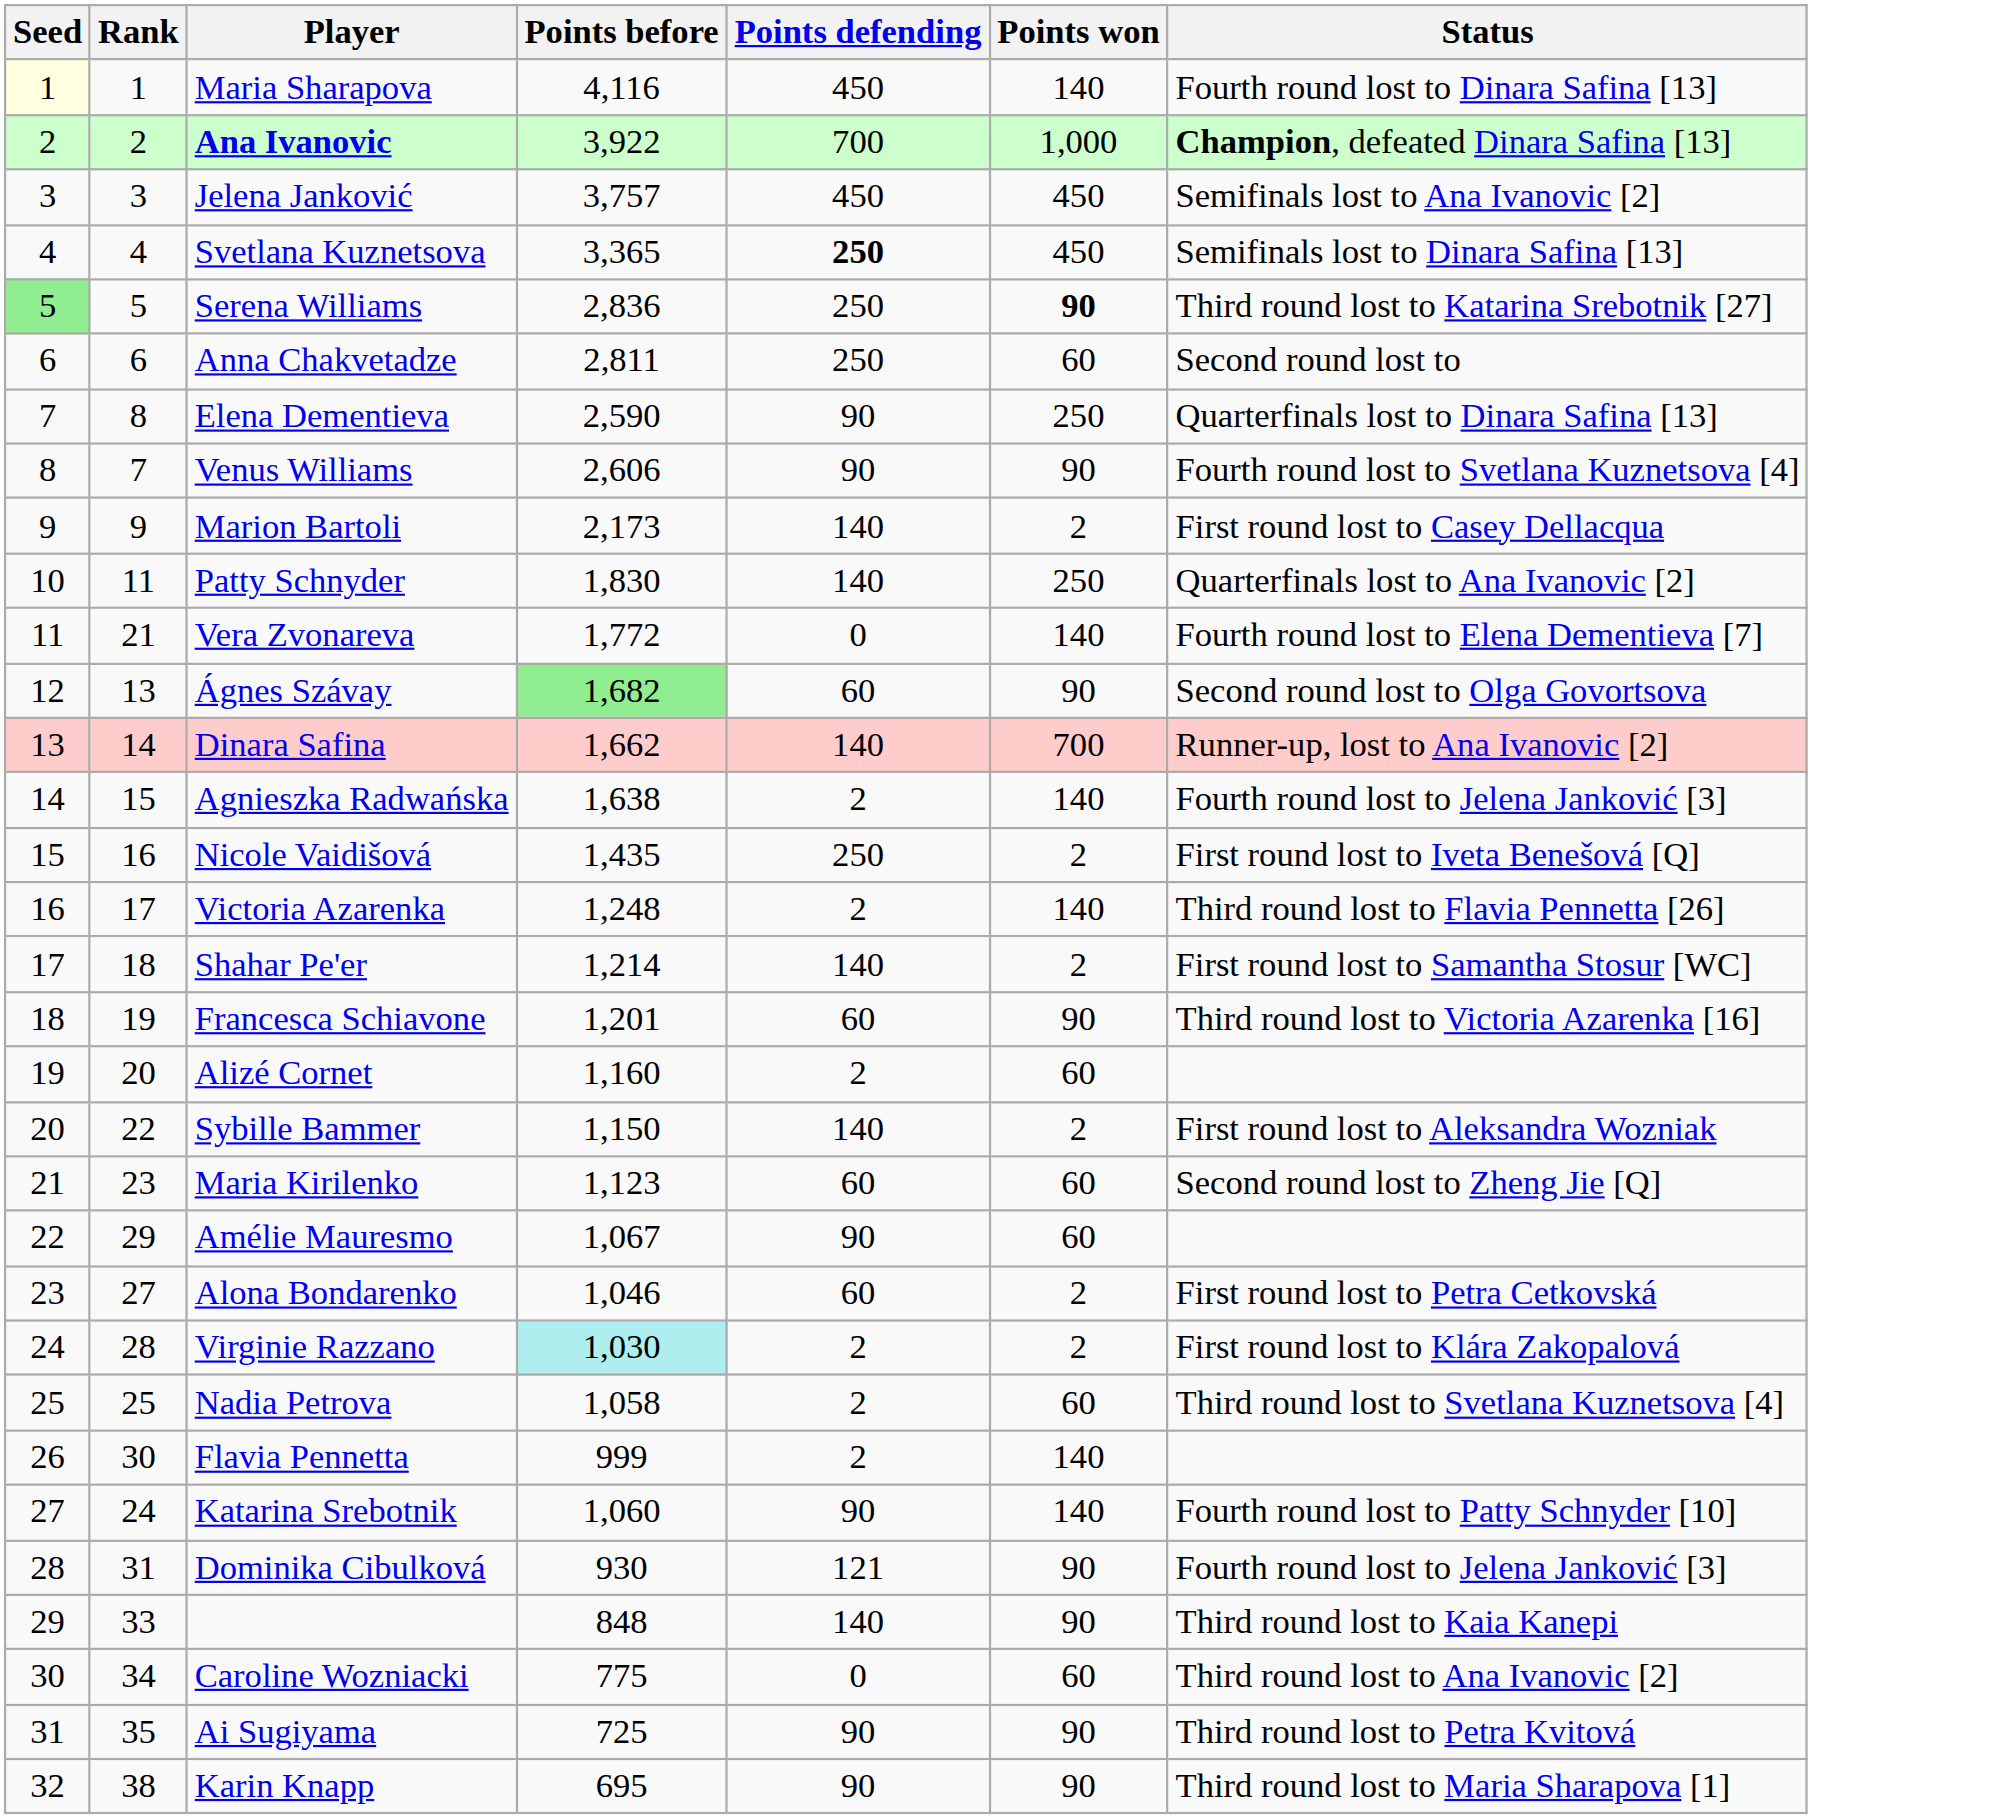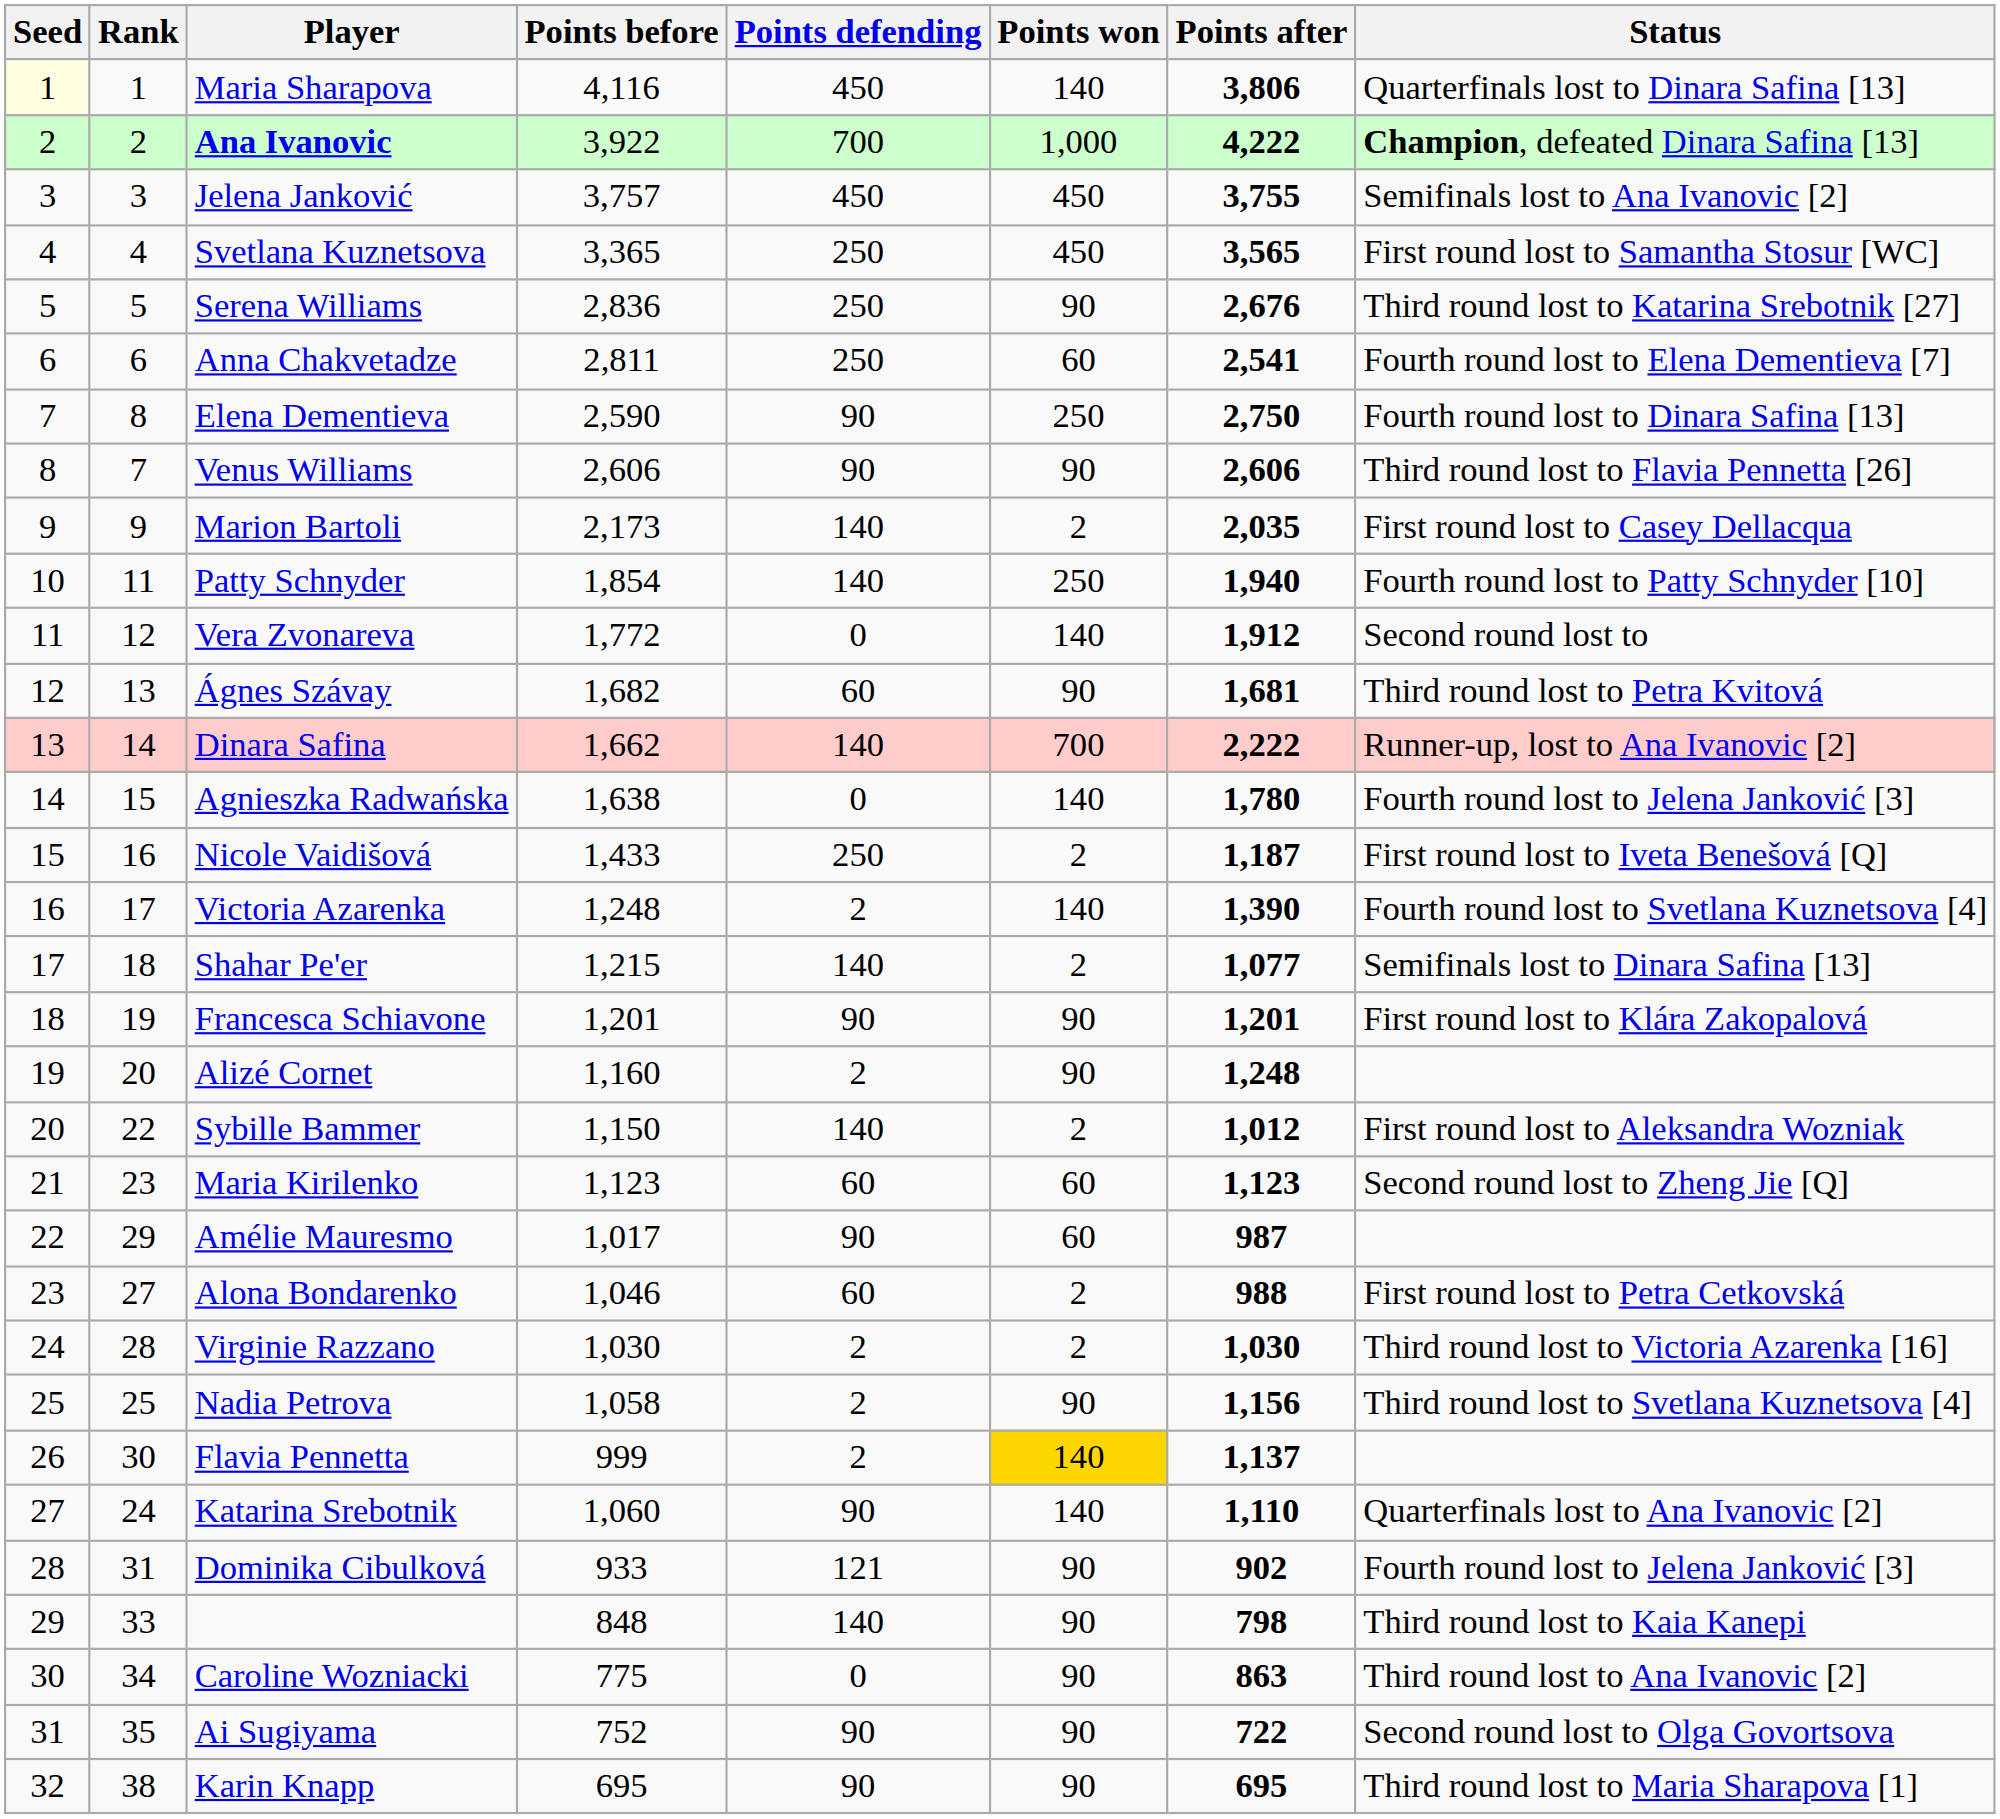+ column: (1261, 31)
(1446, 86) Fourth round lost to Dinara Safina [13] -> (1634, 86) Quarterfinals lost to Dinara Safina [13]
(858, 251) bold -> (858, 251) normal
(1429, 251) Semifinals lost to Dinara Safina [13] -> (1651, 251) First round lost to Samantha Stosur [WC]
(48, 305) lightgreen background -> (48, 305) no background
(1078, 305) bold -> (1078, 305) normal
(1318, 360) Second round lost to -> (1657, 360) Fourth round lost to Elena Dementieva [7]
(1447, 415) Quarterfinals lost to Dinara Safina [13] -> (1634, 415) Fourth round lost to Dinara Safina [13]
(1488, 470) Fourth round lost to Svetlana Kuznetsova [4] -> (1638, 470) Third round lost to Flavia Pennetta [26]
(622, 580) 1,830 -> (622, 580) 1,854
(1435, 580) Quarterfinals lost to Ana Ivanovic [2] -> (1644, 580) Fourth round lost to Patty Schnyder [10]
(138, 634) 21 -> (138, 634) 12
(1469, 634) Fourth round lost to Elena Dementieva [7] -> (1506, 634) Second round lost to
(622, 689) lightgreen background -> (622, 689) no background
(1441, 689) Second round lost to Olga Govortsova -> (1593, 689) Third round lost to Petra Kvitová
(858, 799) 2 -> (858, 799) 0
(622, 854) 1,435 -> (622, 854) 1,433
(1450, 908) Third round lost to Flavia Pennetta [26] -> (1675, 908) Fourth round lost to Svetlana Kuznetsova [4]
(622, 963) 1,214 -> (622, 963) 1,215
(1464, 963) First round lost to Samantha Stosur [WC] -> (1617, 963) Semifinals lost to Dinara Safina [13]
(858, 1018) 60 -> (858, 1018) 90
(1468, 1018) Third round lost to Victoria Azarenka [16] -> (1615, 1018) First round lost to Klára Zakopalová
(1078, 1073) 60 -> (1078, 1073) 90
(622, 1237) 1,067 -> (622, 1237) 1,017
(622, 1347) paleturquoise background -> (622, 1347) no background
(1428, 1347) First round lost to Klára Zakopalová -> (1656, 1347) Third round lost to Victoria Azarenka [16]
(1078, 1402) 60 -> (1078, 1402) 90
(1078, 1456) no background -> (1078, 1456) gold background
(1456, 1511) Fourth round lost to Patty Schnyder [10] -> (1623, 1511) Quarterfinals lost to Ana Ivanovic [2]
(622, 1566) 930 -> (622, 1566) 933
(1078, 1676) 60 -> (1078, 1676) 90
(622, 1731) 725 -> (622, 1731) 752
(1405, 1731) Third round lost to Petra Kvitová -> (1629, 1731) Second round lost to Olga Govortsova
